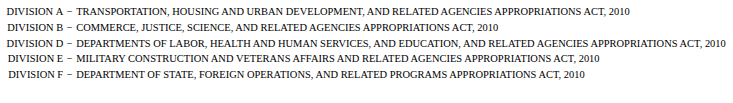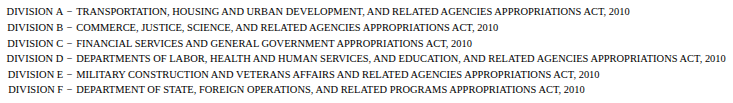+ row: (35, 43)
